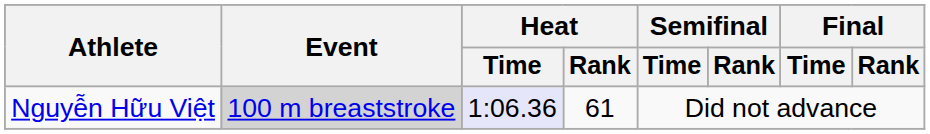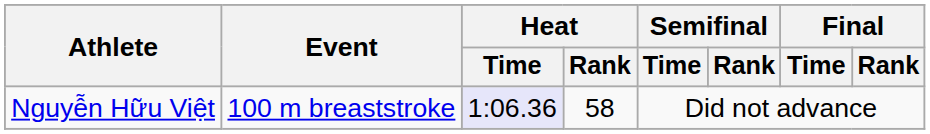(341, 108) lightgrey background -> (341, 108) no background
(600, 108) 61 -> (600, 108) 58
